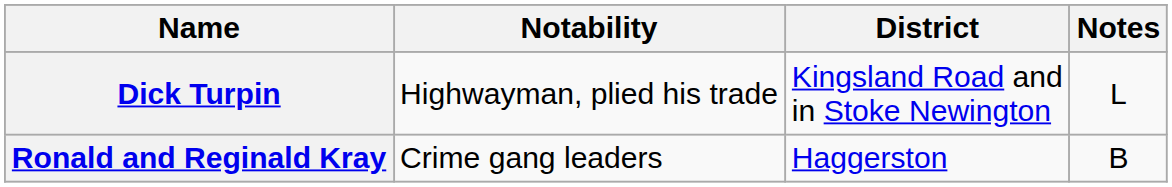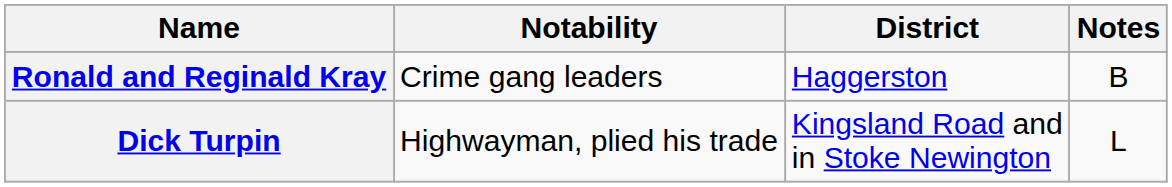rows swapped: (199, 157) <-> (199, 92)
